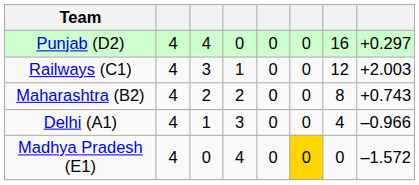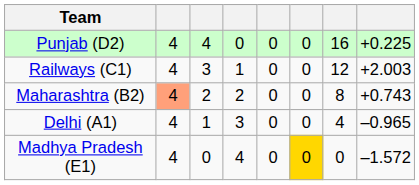(386, 43) +0.297 -> (386, 43) +0.225
(173, 95) no background -> (173, 95) lightsalmon background
(386, 122) –0.966 -> (386, 122) –0.965
